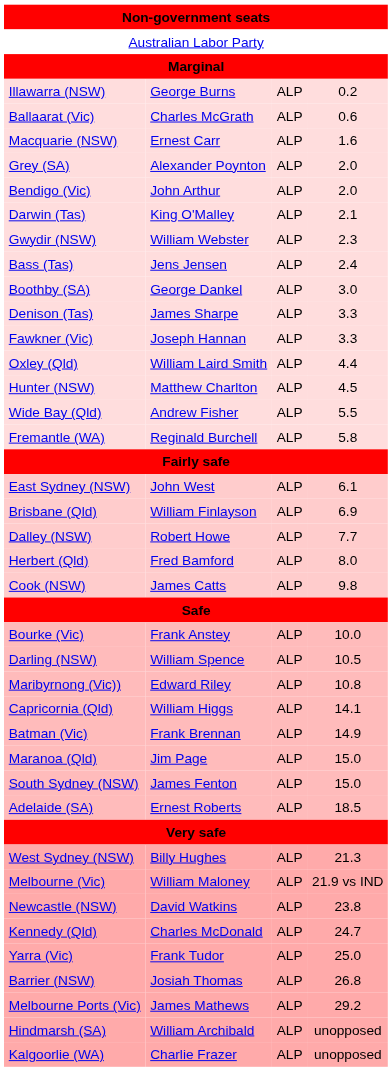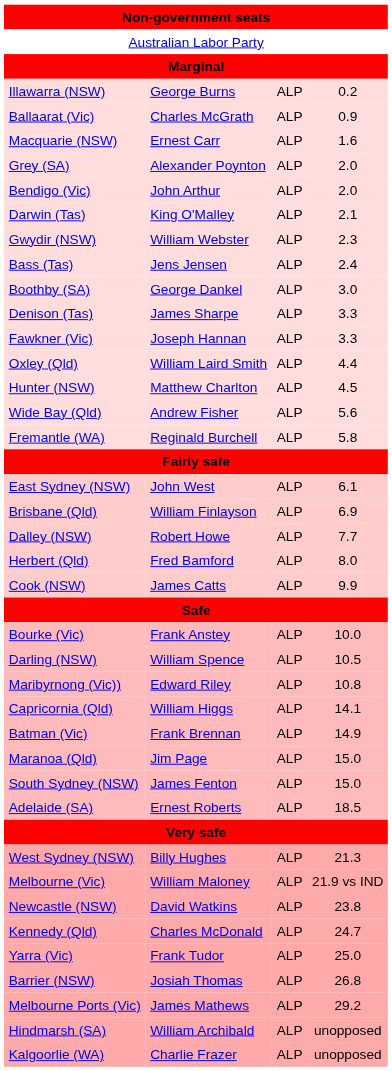(348, 116) 0.6 -> (348, 116) 0.9
(348, 412) 5.5 -> (348, 412) 5.6
(348, 585) 9.8 -> (348, 585) 9.9
